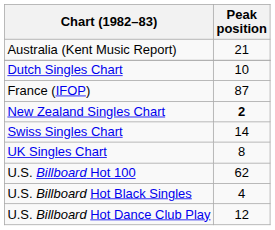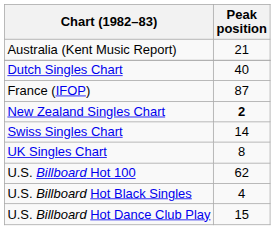(242, 70) 10 -> (242, 70) 40
(242, 214) 12 -> (242, 214) 15
